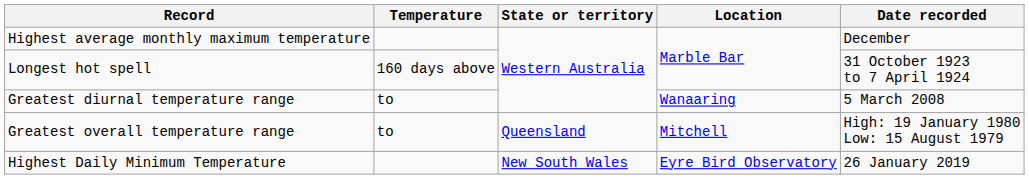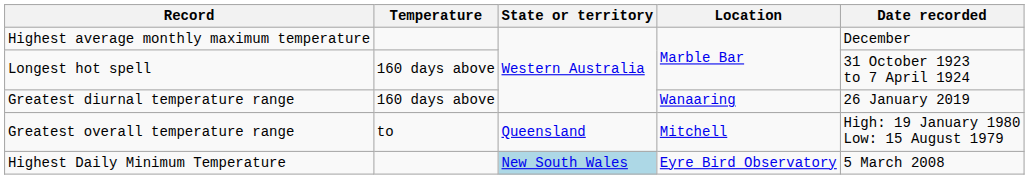(385, 101) to -> (436, 101) 160 days above
(894, 101) 5 March 2008 -> (907, 101) 26 January 2019
(565, 163) no background -> (565, 163) lightblue background
(907, 163) 26 January 2019 -> (894, 163) 5 March 2008
